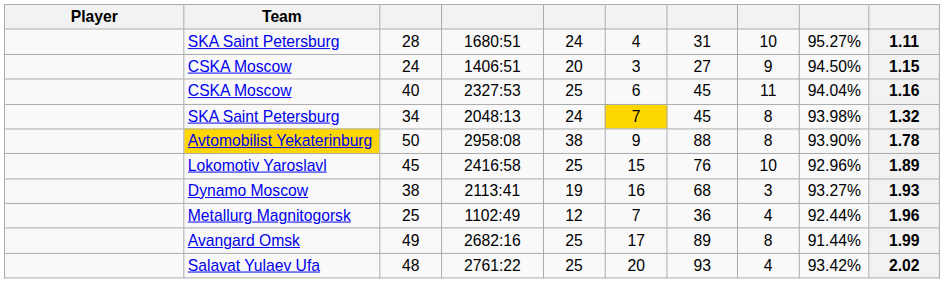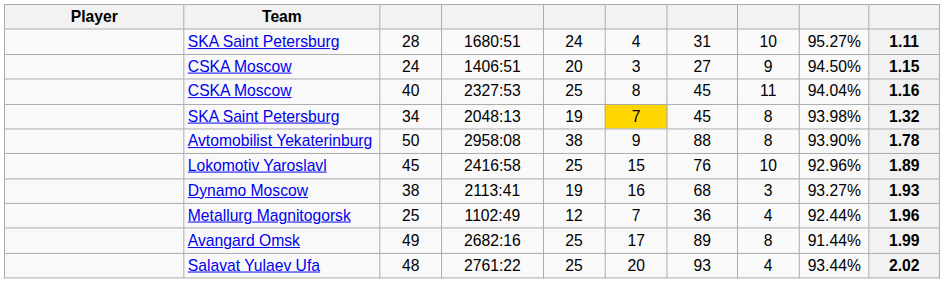(636, 91) 6 -> (636, 91) 8
(574, 116) 24 -> (574, 116) 19
(280, 141) gold background -> (280, 141) no background
(834, 265) 93.42% -> (834, 265) 93.44%
